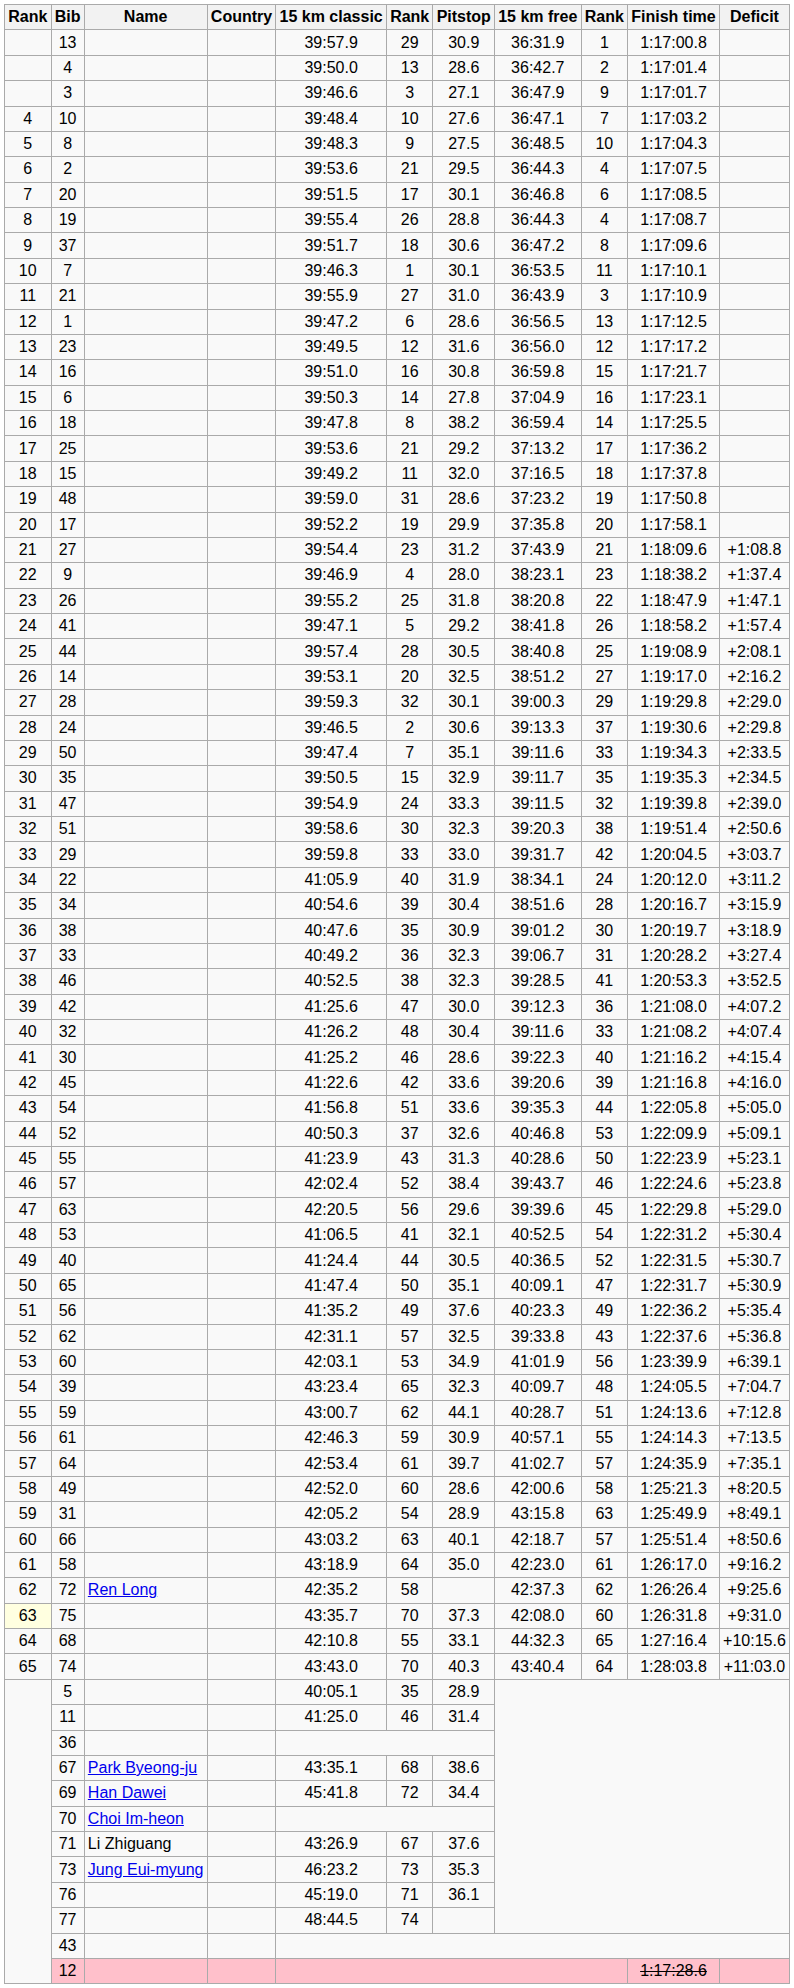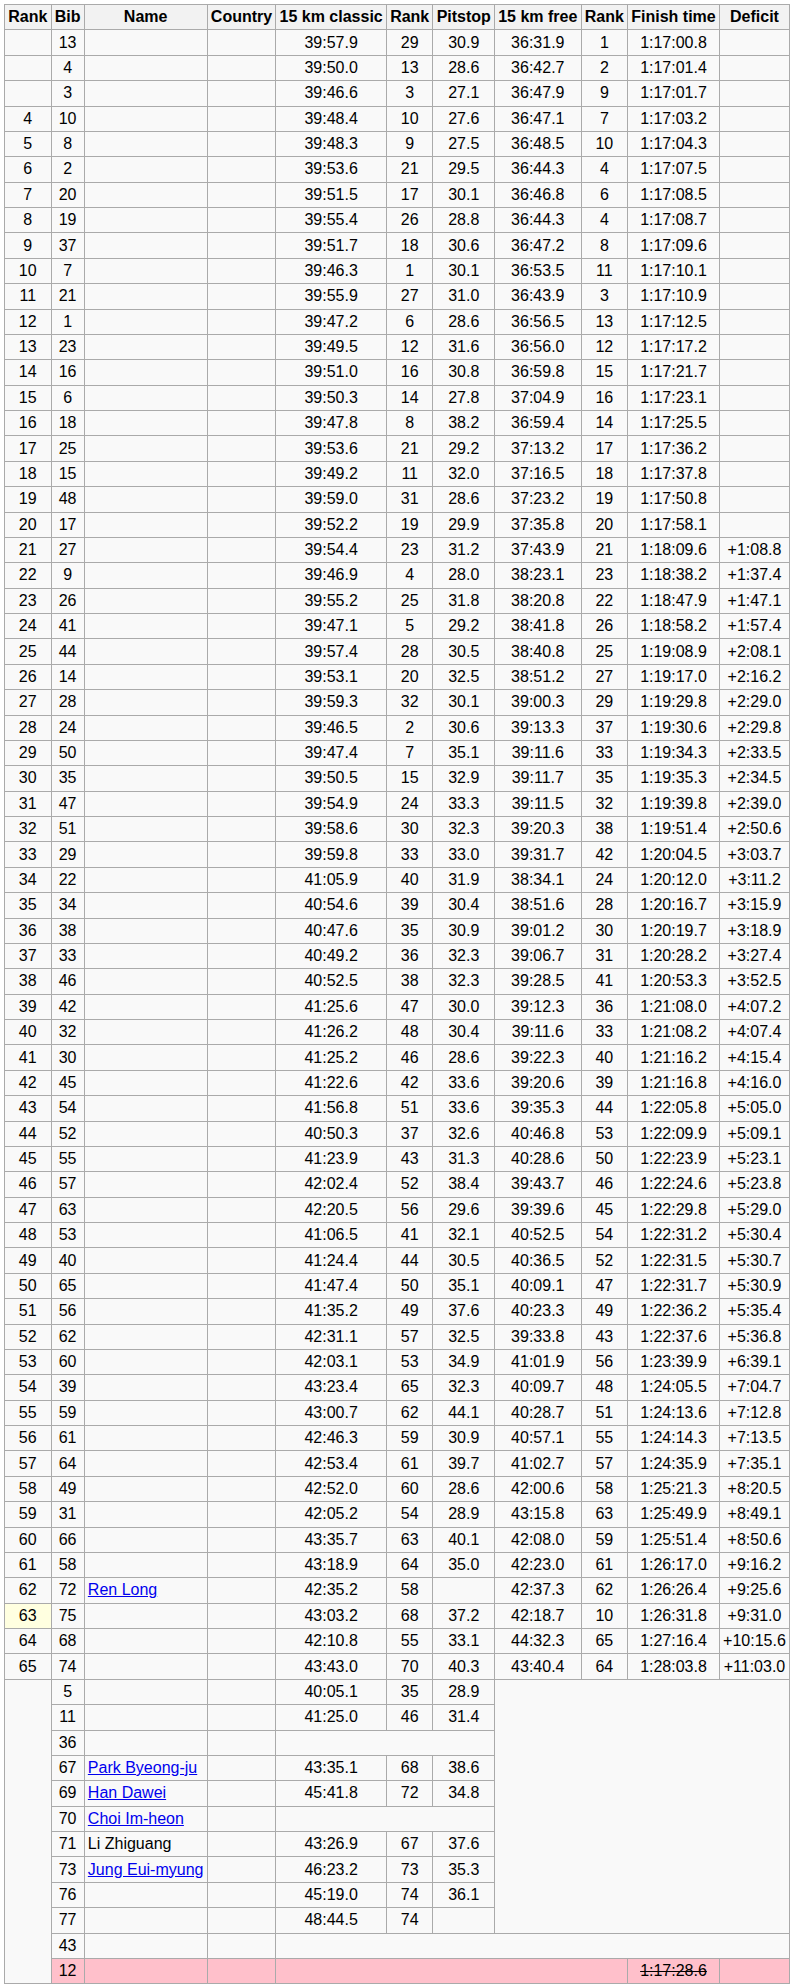(331, 1539) 43:03.2 -> (331, 1539) 43:35.7
(538, 1539) 42:18.7 -> (538, 1539) 42:08.0
(604, 1539) 57 -> (604, 1539) 59
(331, 1615) 43:35.7 -> (331, 1615) 43:03.2
(410, 1615) 70 -> (410, 1615) 68
(464, 1615) 37.3 -> (464, 1615) 37.2
(538, 1615) 42:08.0 -> (538, 1615) 42:18.7
(604, 1615) 60 -> (604, 1615) 10
(464, 1793) 34.4 -> (464, 1793) 34.8
(410, 1894) 71 -> (410, 1894) 74
